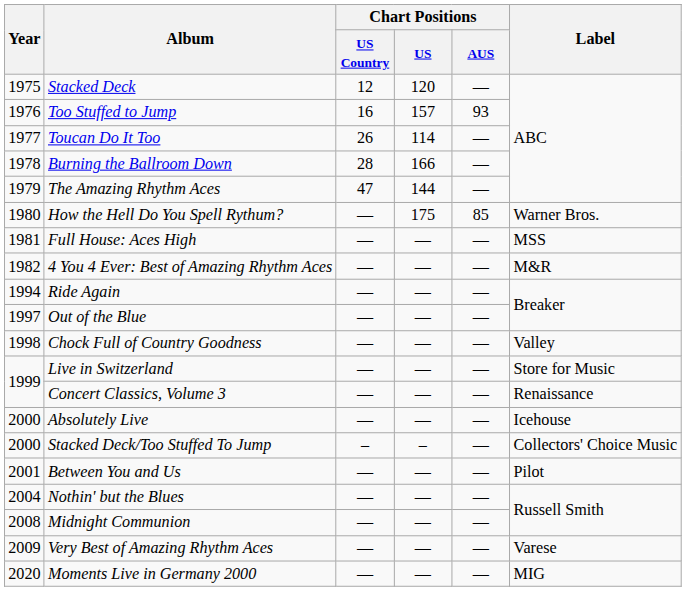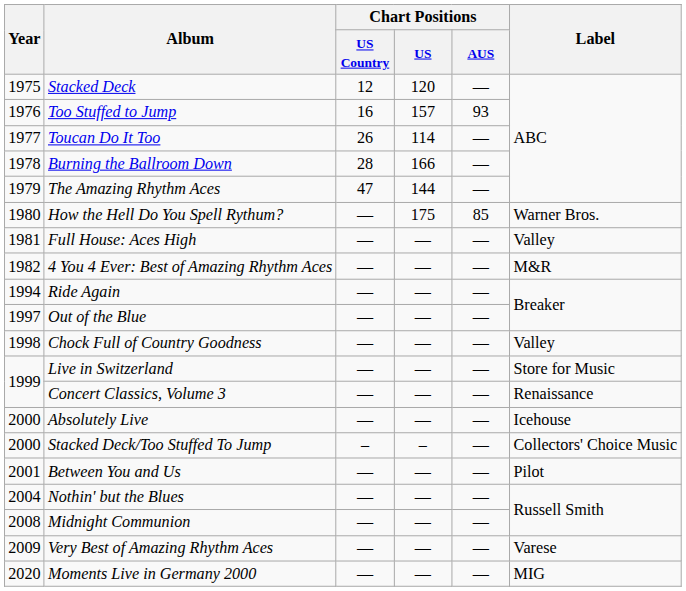(530, 240) MSS -> (534, 240) Valley
